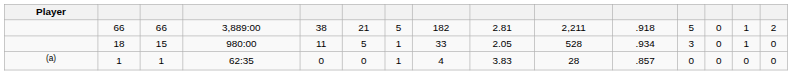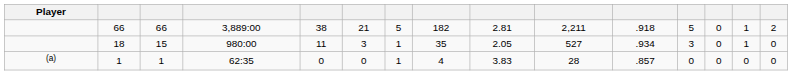(364, 43) 5 -> (364, 43) 3
(441, 43) 33 -> (441, 43) 35
(574, 43) 528 -> (574, 43) 527
